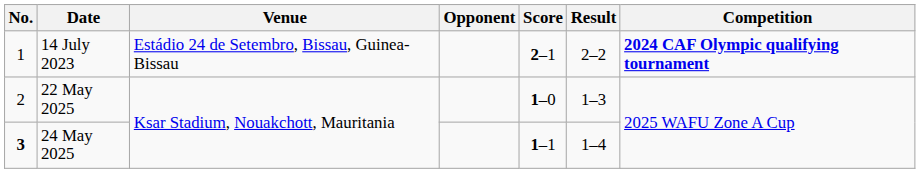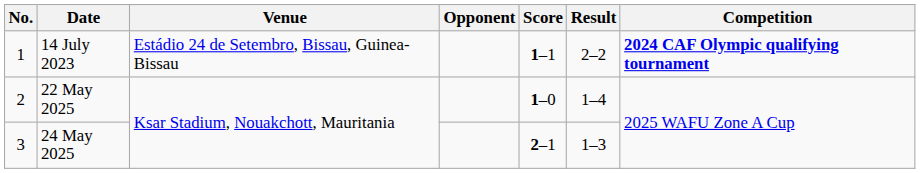(543, 53) 2–1 -> (543, 53) 1–1
(594, 99) 1–3 -> (594, 99) 1–4
(21, 145) bold -> (21, 145) normal
(543, 145) 1–1 -> (543, 145) 2–1
(594, 145) 1–4 -> (594, 145) 1–3
